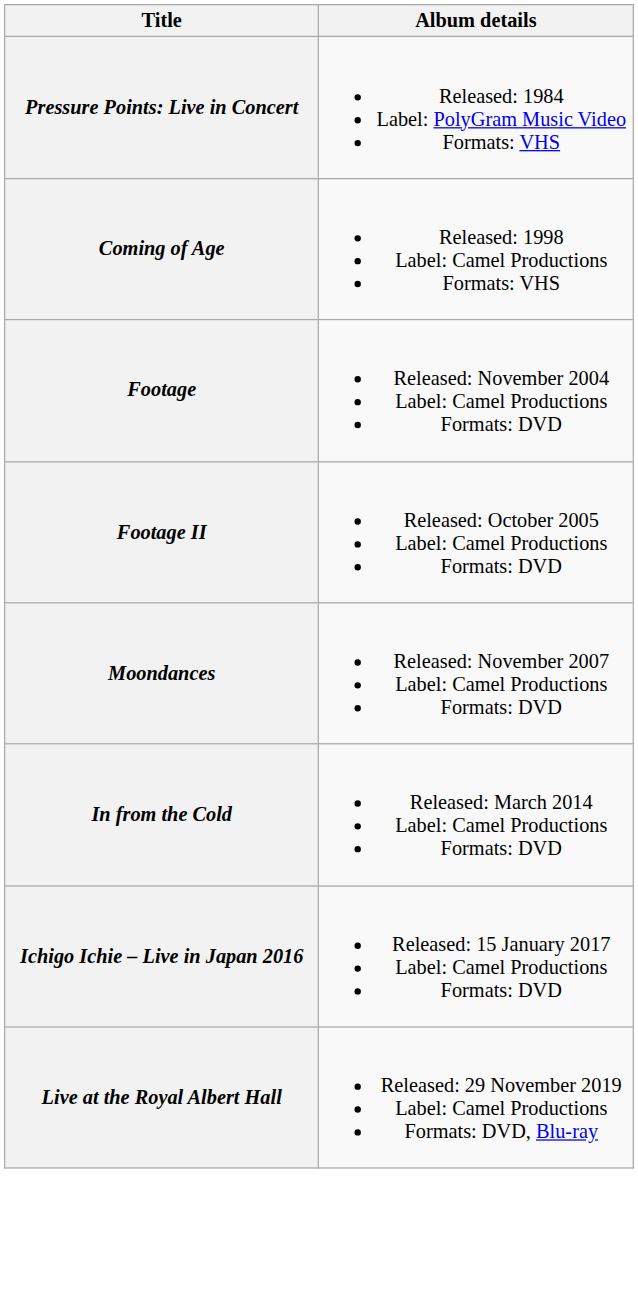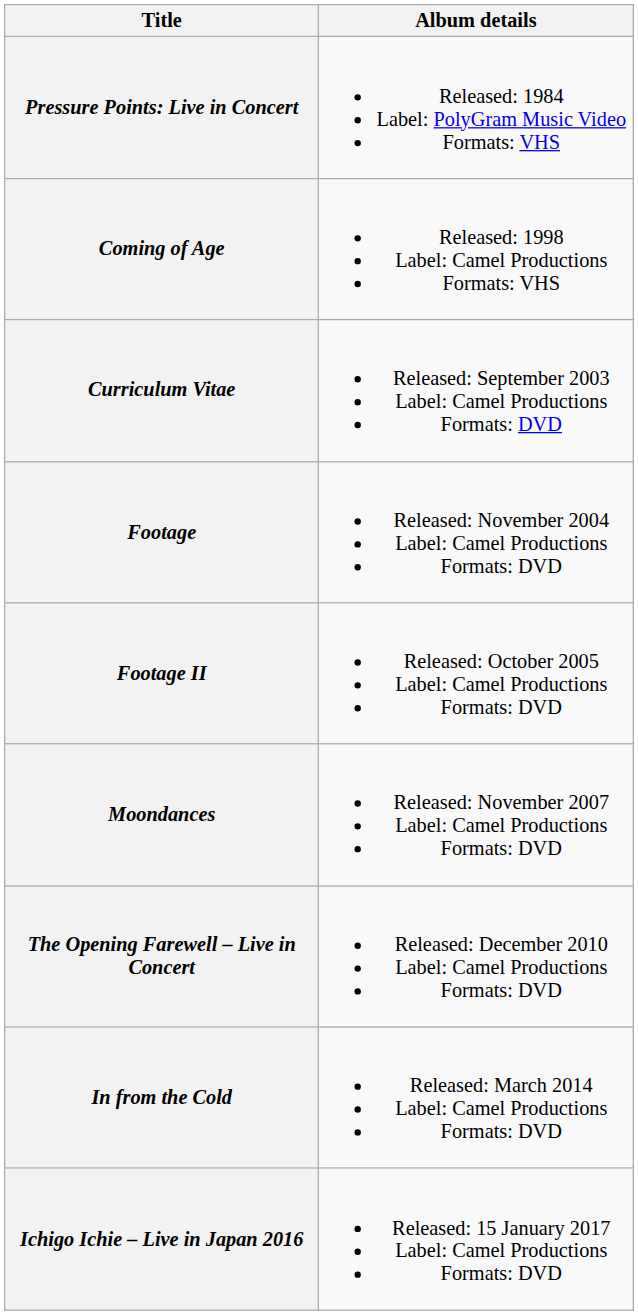+ row: (162, 390)
+ row: (162, 956)
- row: (162, 1097)
